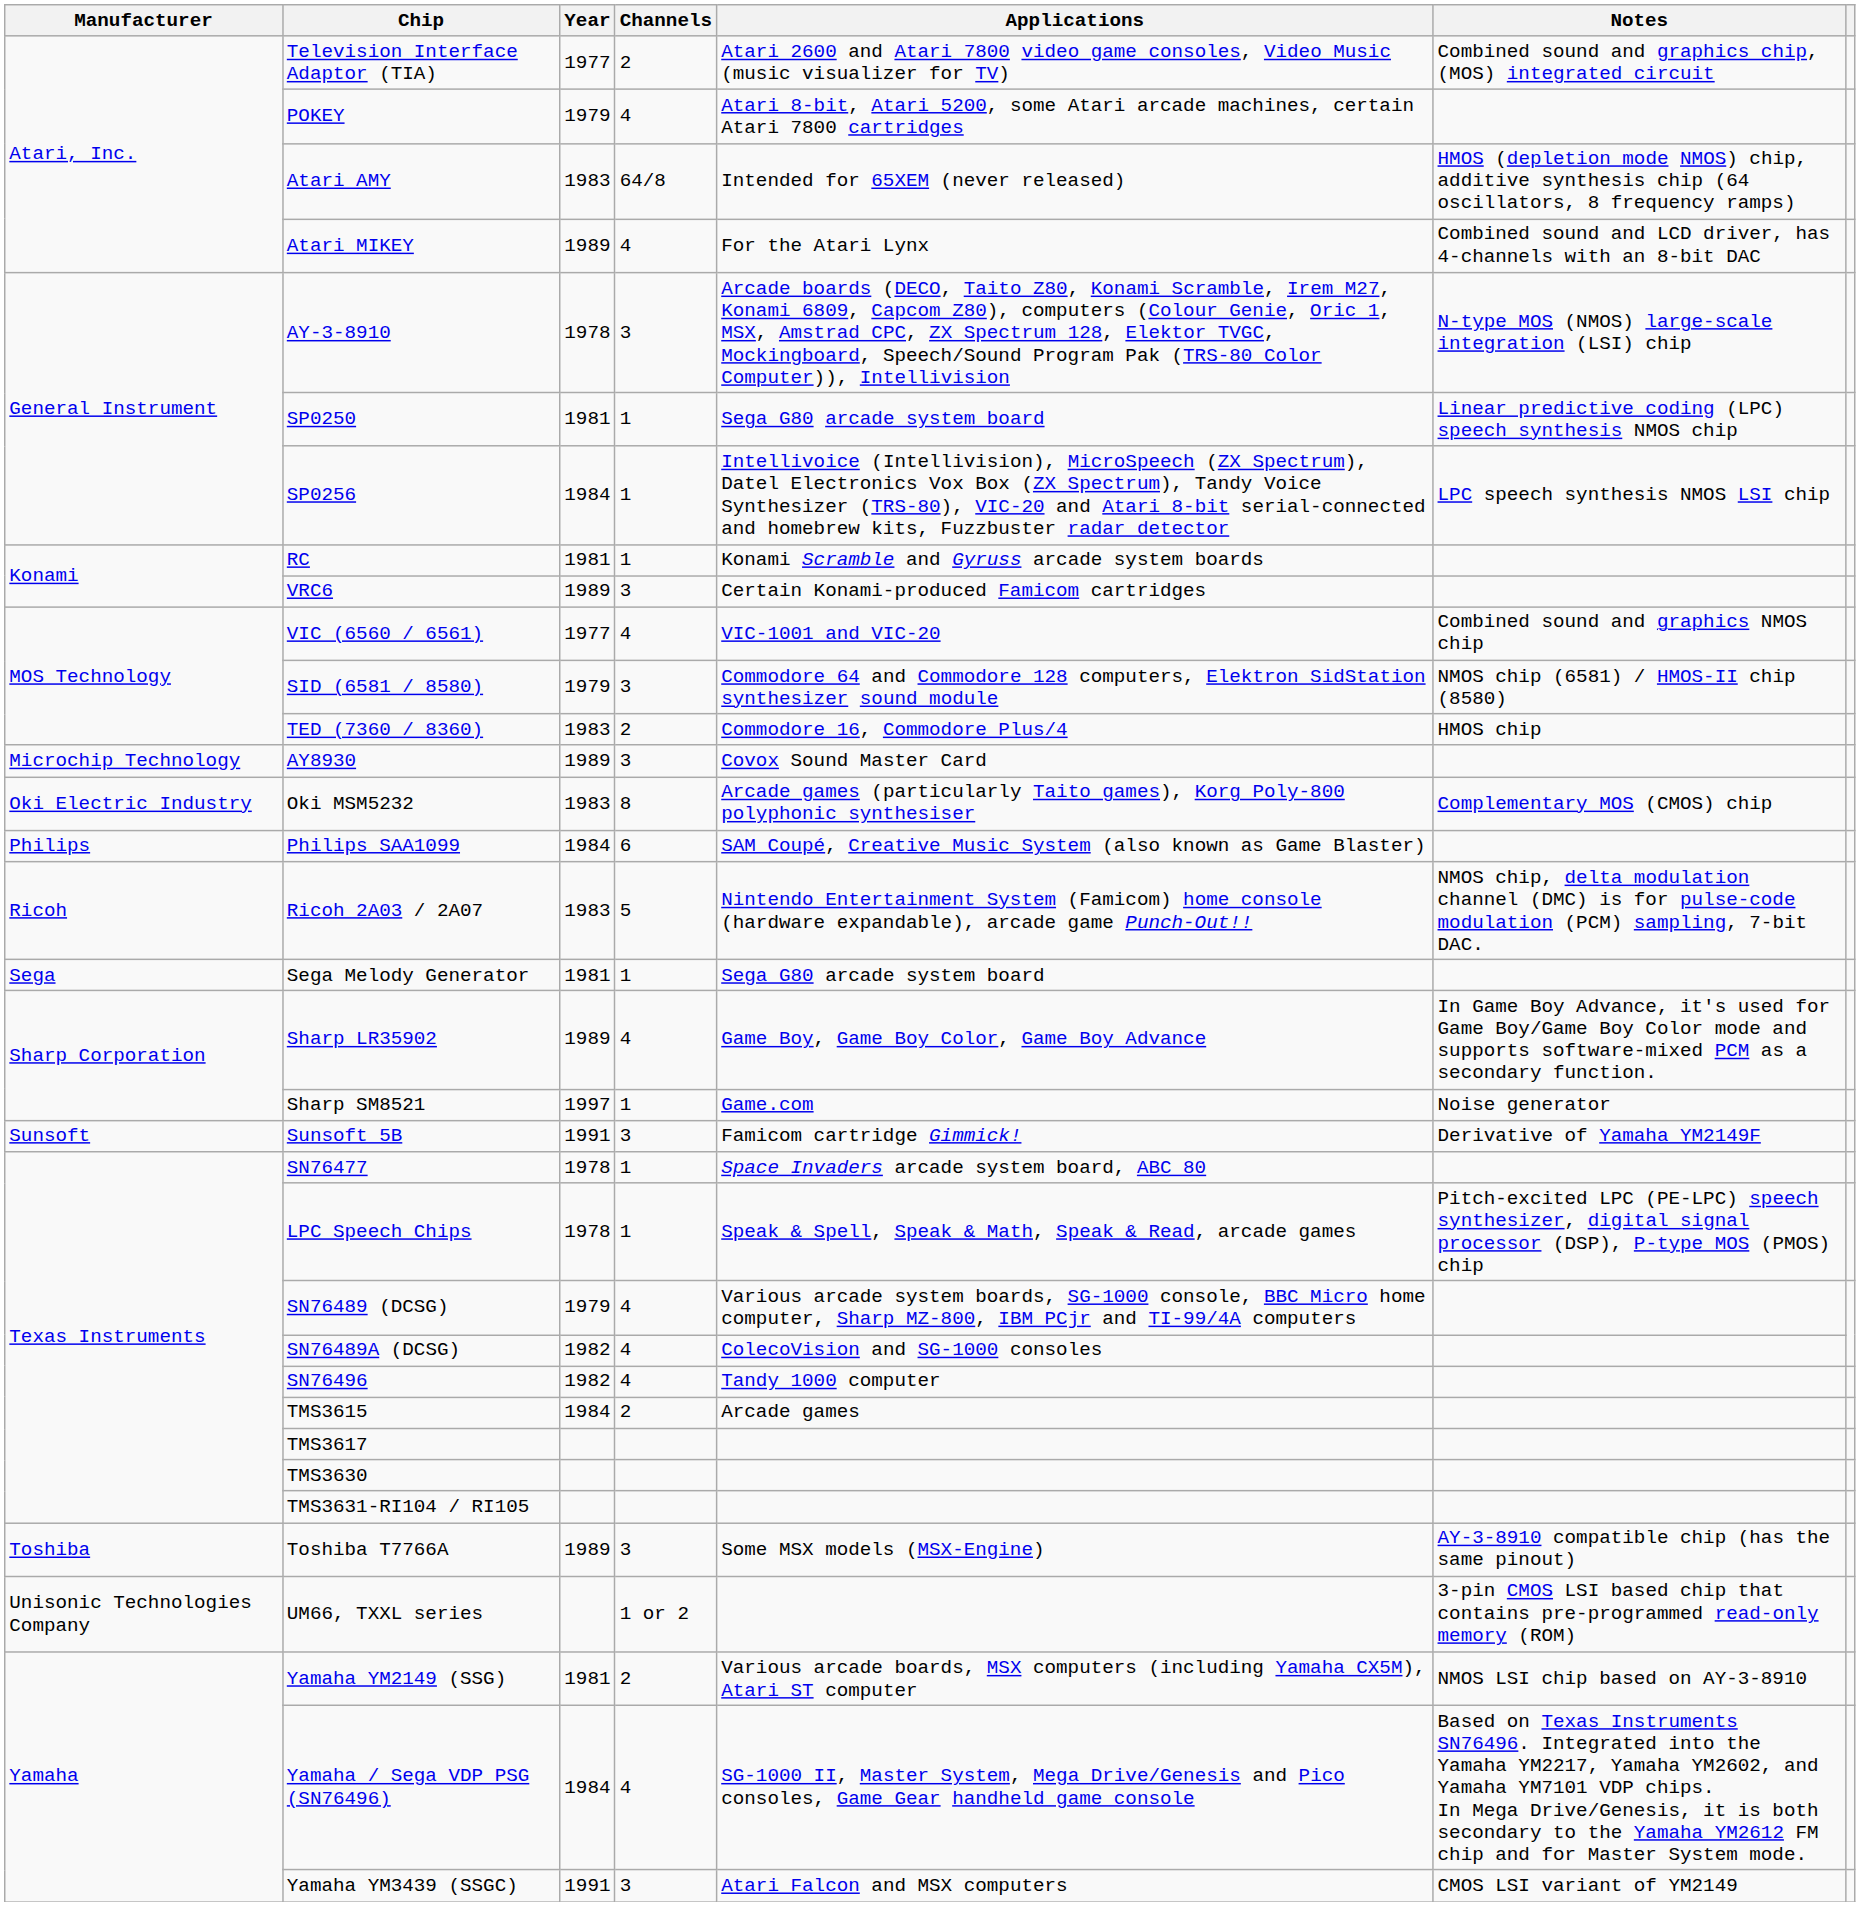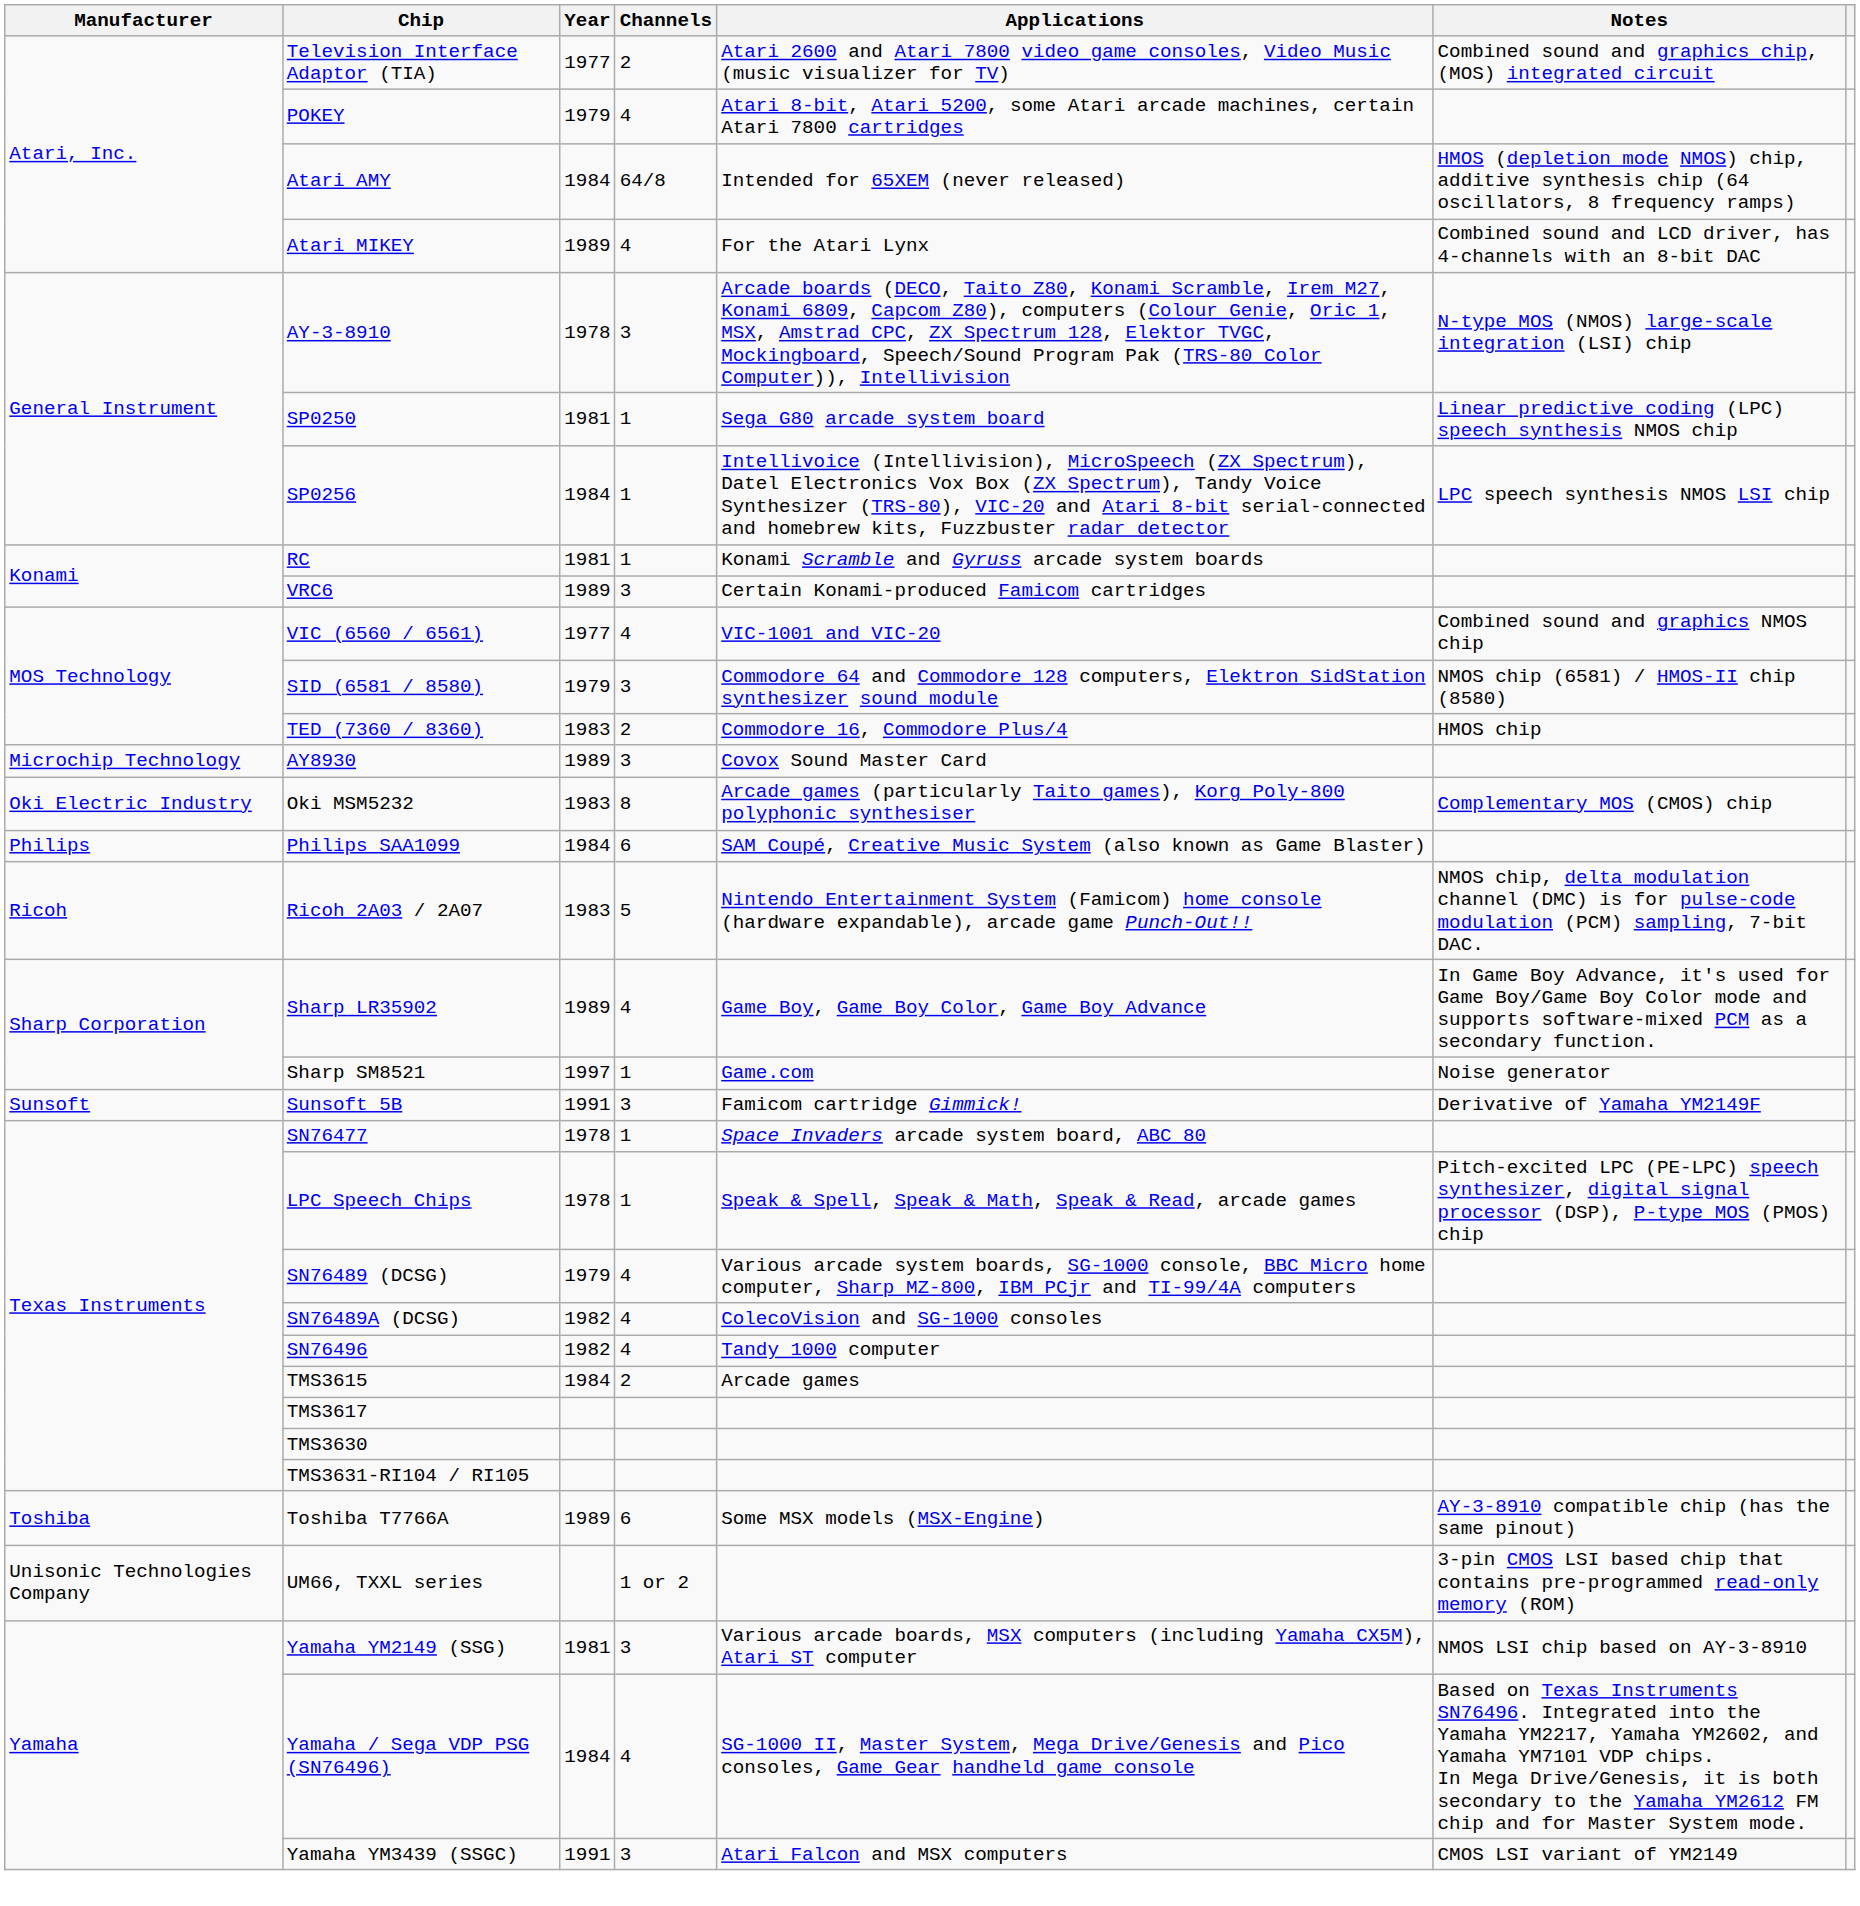(587, 181) 1983 -> (587, 181) 1984
- row: (408, 975)
(625, 1549) 3 -> (625, 1518) 6
(625, 1679) 2 -> (625, 1647) 3
